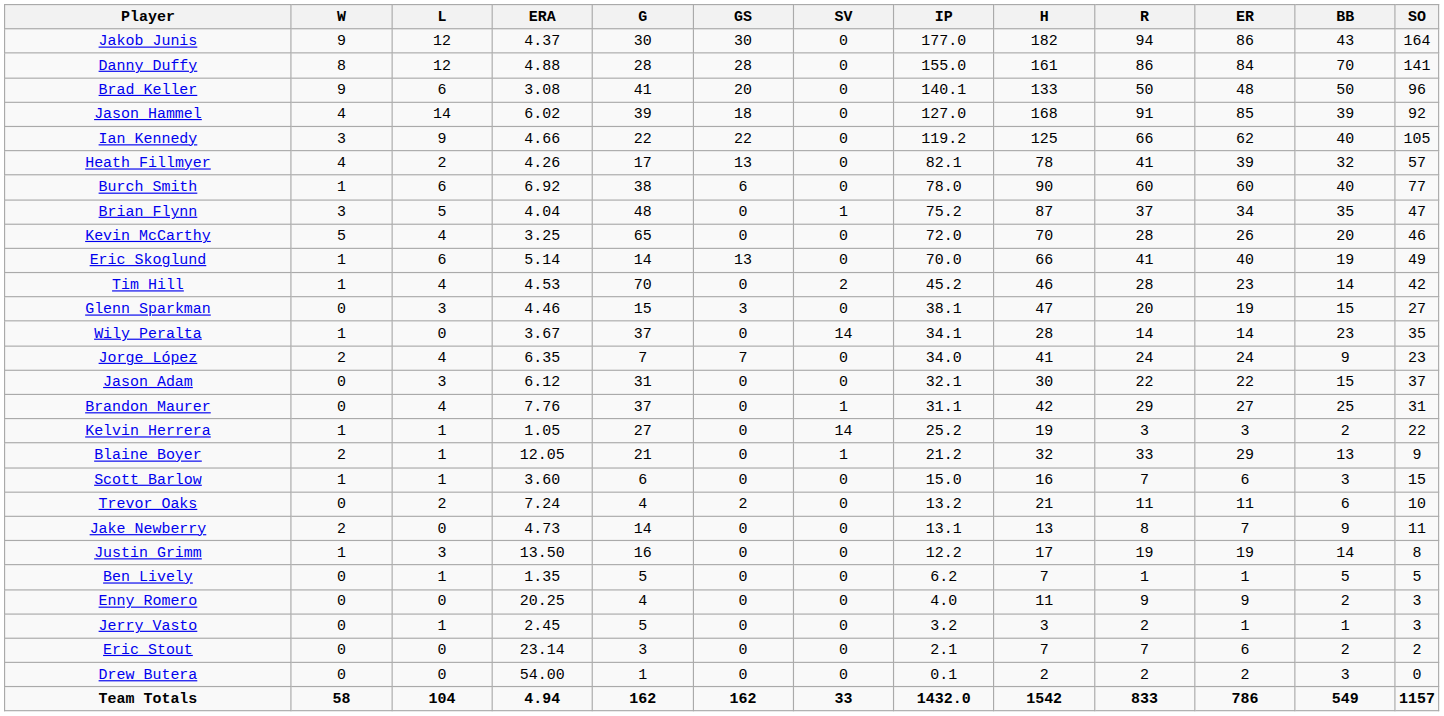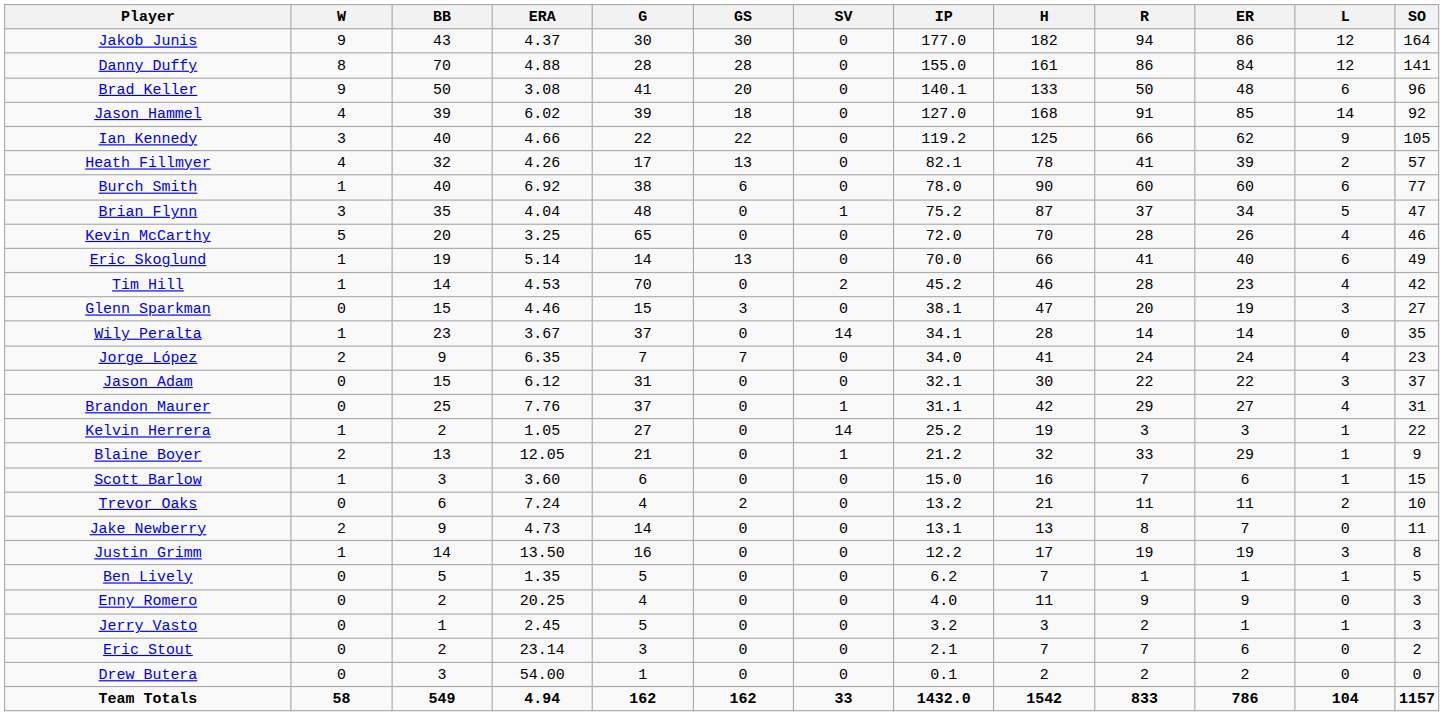columns swapped: (442, 17) <-> (1345, 17)
